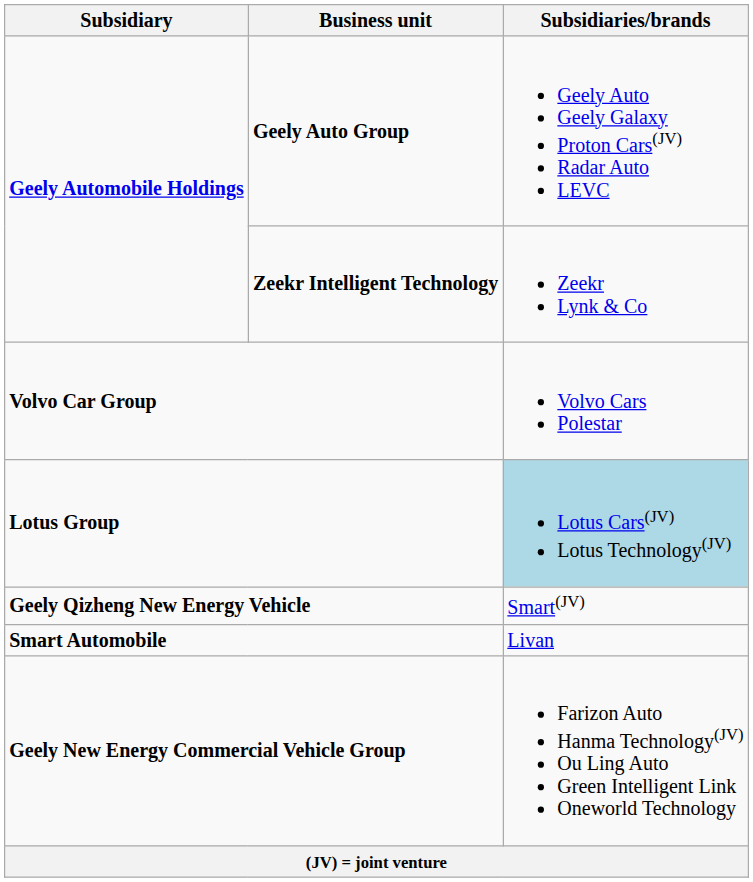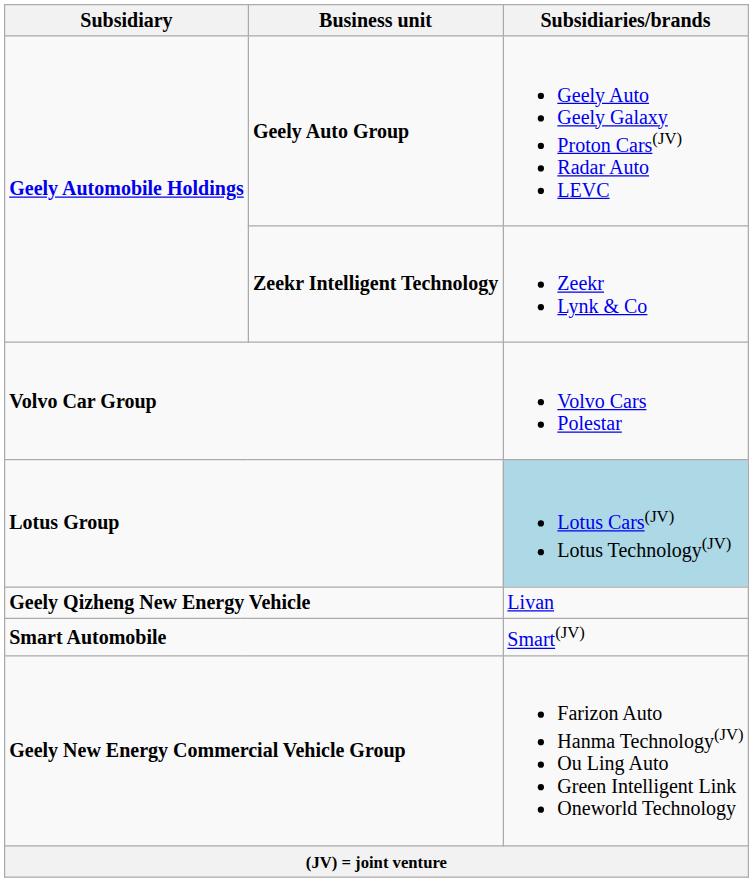(546, 605) Smart(JV) -> (531, 602) Livan
(531, 639) Livan -> (546, 637) Smart(JV)
